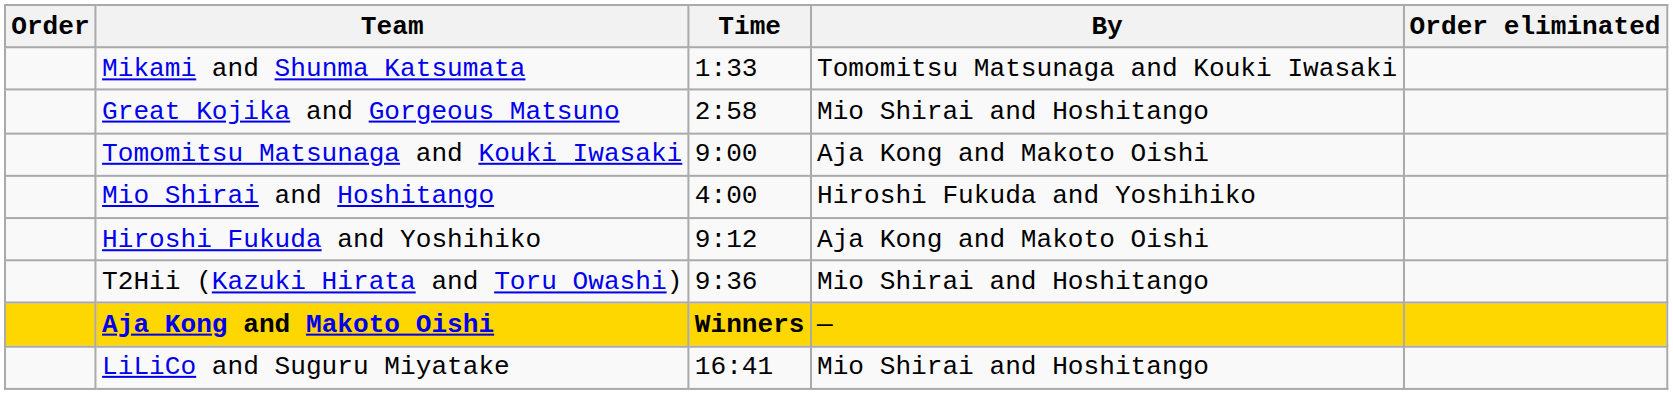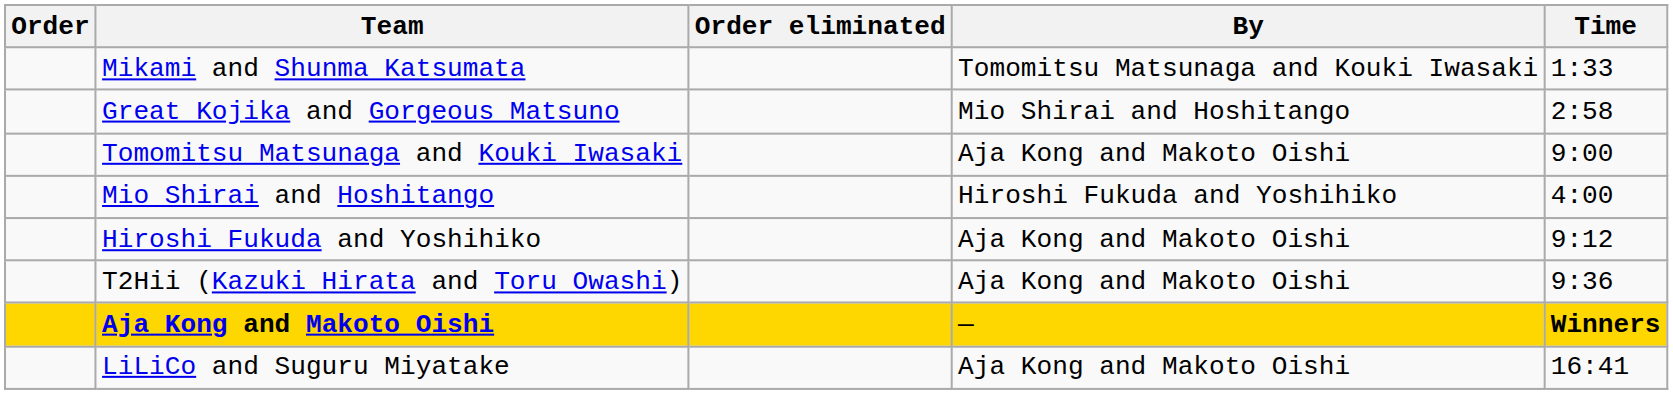columns swapped: (1535, 26) <-> (750, 26)
(1013, 282) Mio Shirai and Hoshitango -> (1154, 282) Aja Kong and Makoto Oishi
(1013, 367) Mio Shirai and Hoshitango -> (1154, 367) Aja Kong and Makoto Oishi
